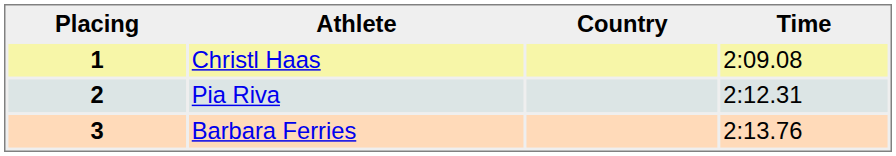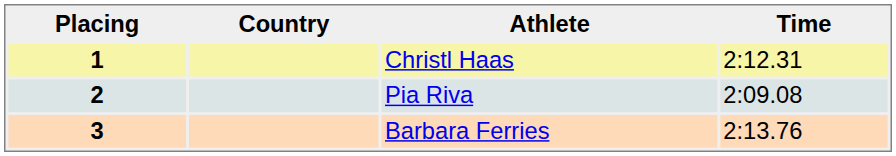columns swapped: (622, 24) <-> (356, 24)
(763, 60) 2:09.08 -> (763, 60) 2:12.31
(763, 95) 2:12.31 -> (763, 95) 2:09.08
